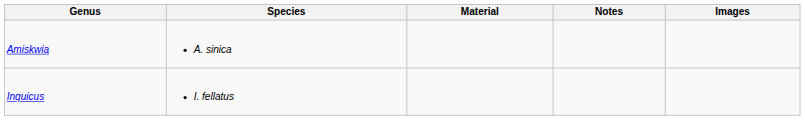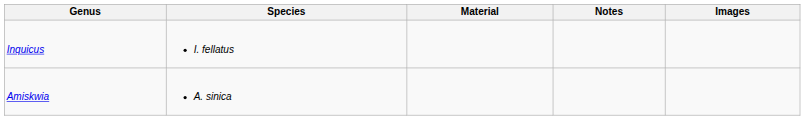rows swapped: (28, 49) <-> (25, 97)
